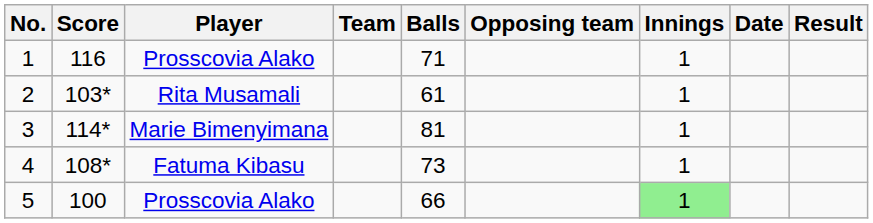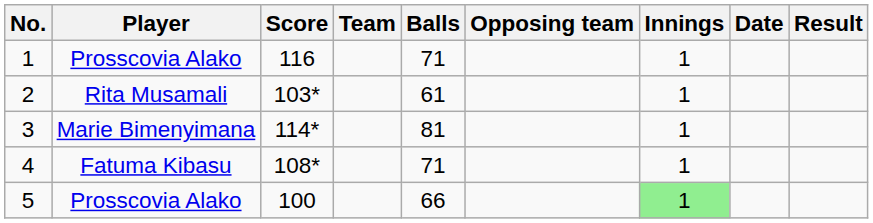columns swapped: (88, 23) <-> (229, 23)
(433, 165) 73 -> (433, 165) 71
